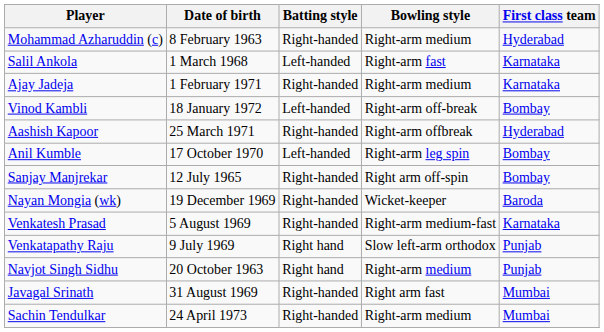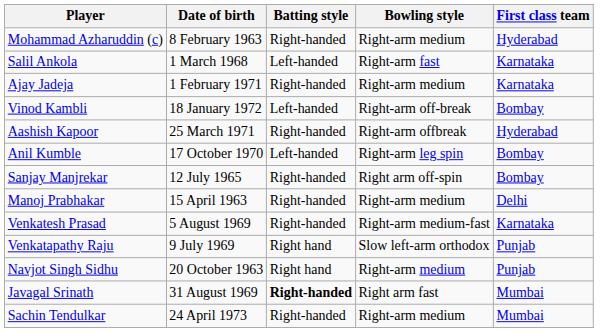- row: (64, 200)
+ row: (56, 200)
(320, 292) normal -> (311, 292) bold
